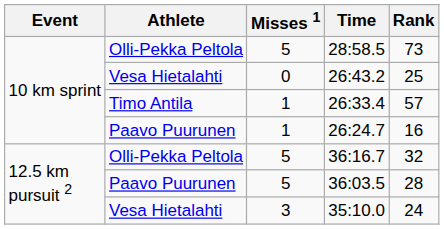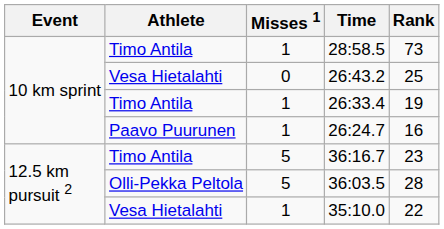(176, 50) Olli-Pekka Peltola -> (151, 50) Timo Antila
(286, 50) 5 -> (286, 50) 1
(414, 103) 57 -> (414, 103) 19
(176, 157) Olli-Pekka Peltola -> (151, 157) Timo Antila
(414, 157) 32 -> (414, 157) 23
(172, 184) Paavo Puurunen -> (176, 184) Olli-Pekka Peltola
(286, 211) 3 -> (286, 211) 1
(414, 211) 24 -> (414, 211) 22
